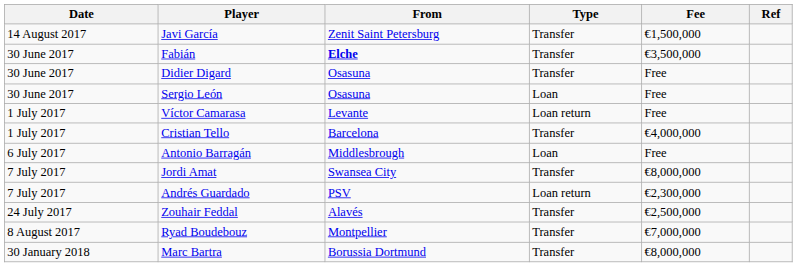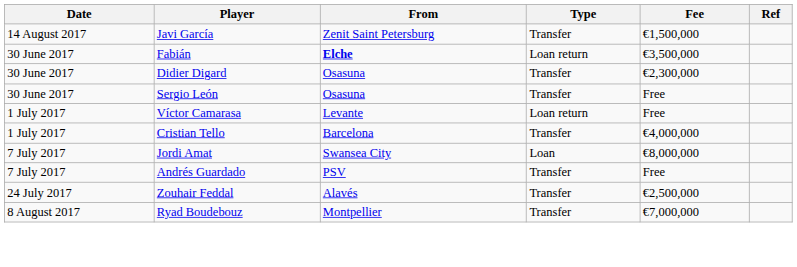(553, 53) Transfer -> (559, 53) Loan return
(656, 73) Free -> (671, 73) €2,300,000
(545, 93) Loan -> (550, 93) Transfer
- row: (206, 152)
(553, 172) Transfer -> (542, 152) Loan
(562, 192) Loan return -> (550, 172) Transfer
(673, 192) €2,300,000 -> (654, 172) Free
- row: (192, 251)
